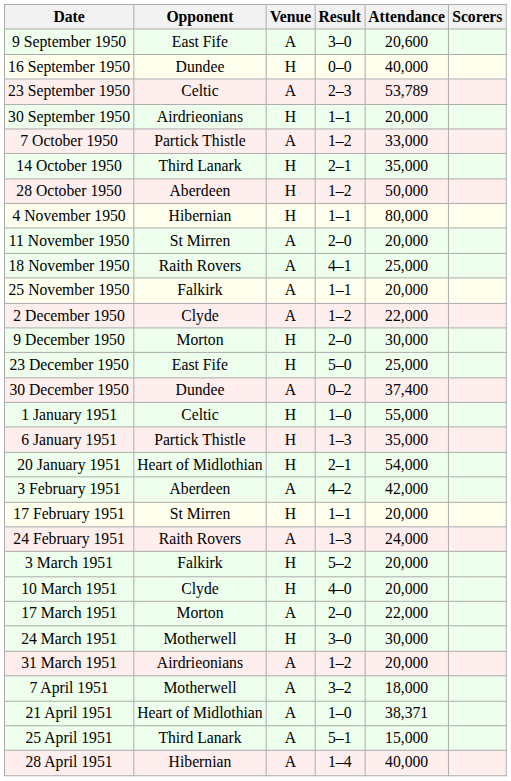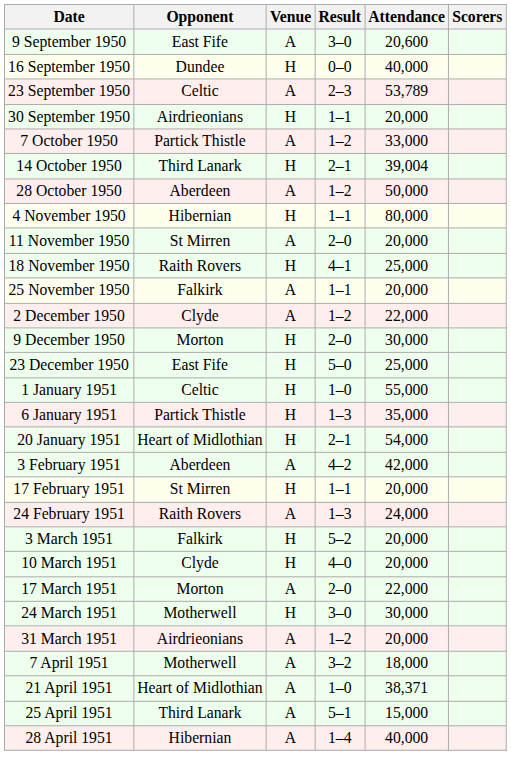(407, 166) 35,000 -> (407, 166) 39,004
(291, 191) H -> (291, 191) A
(291, 265) A -> (291, 265) H
- row: (69, 389)
